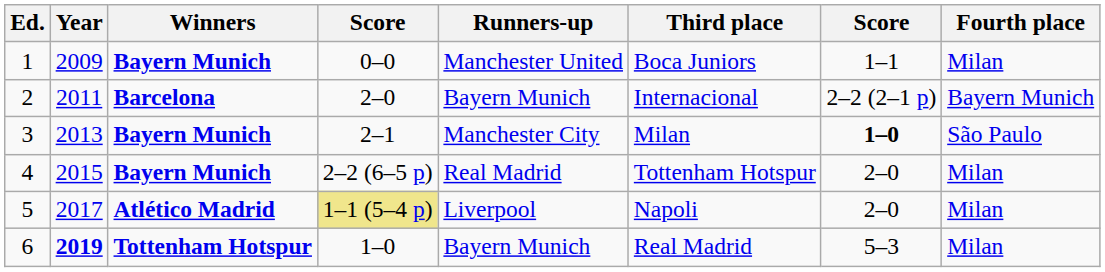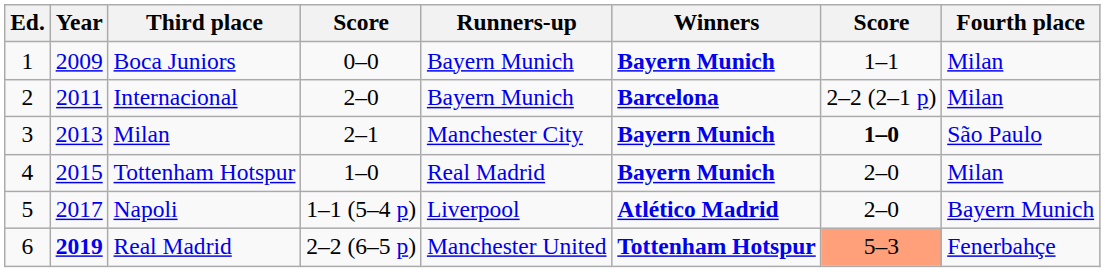columns swapped: (213, 23) <-> (725, 23)
(533, 60) Manchester United -> (500, 60) Bayern Munich
(1021, 97) Bayern Munich -> (975, 97) Milan
(378, 172) 2–2 (6–5 p) -> (361, 172) 1–0
(378, 209) khaki background -> (361, 209) no background
(975, 209) Milan -> (1021, 209) Bayern Munich
(378, 246) 1–0 -> (361, 246) 2–2 (6–5 p)
(517, 246) Bayern Munich -> (517, 246) Manchester United
(881, 246) no background -> (881, 246) lightsalmon background
(975, 246) Milan -> (1001, 246) Fenerbahçe
